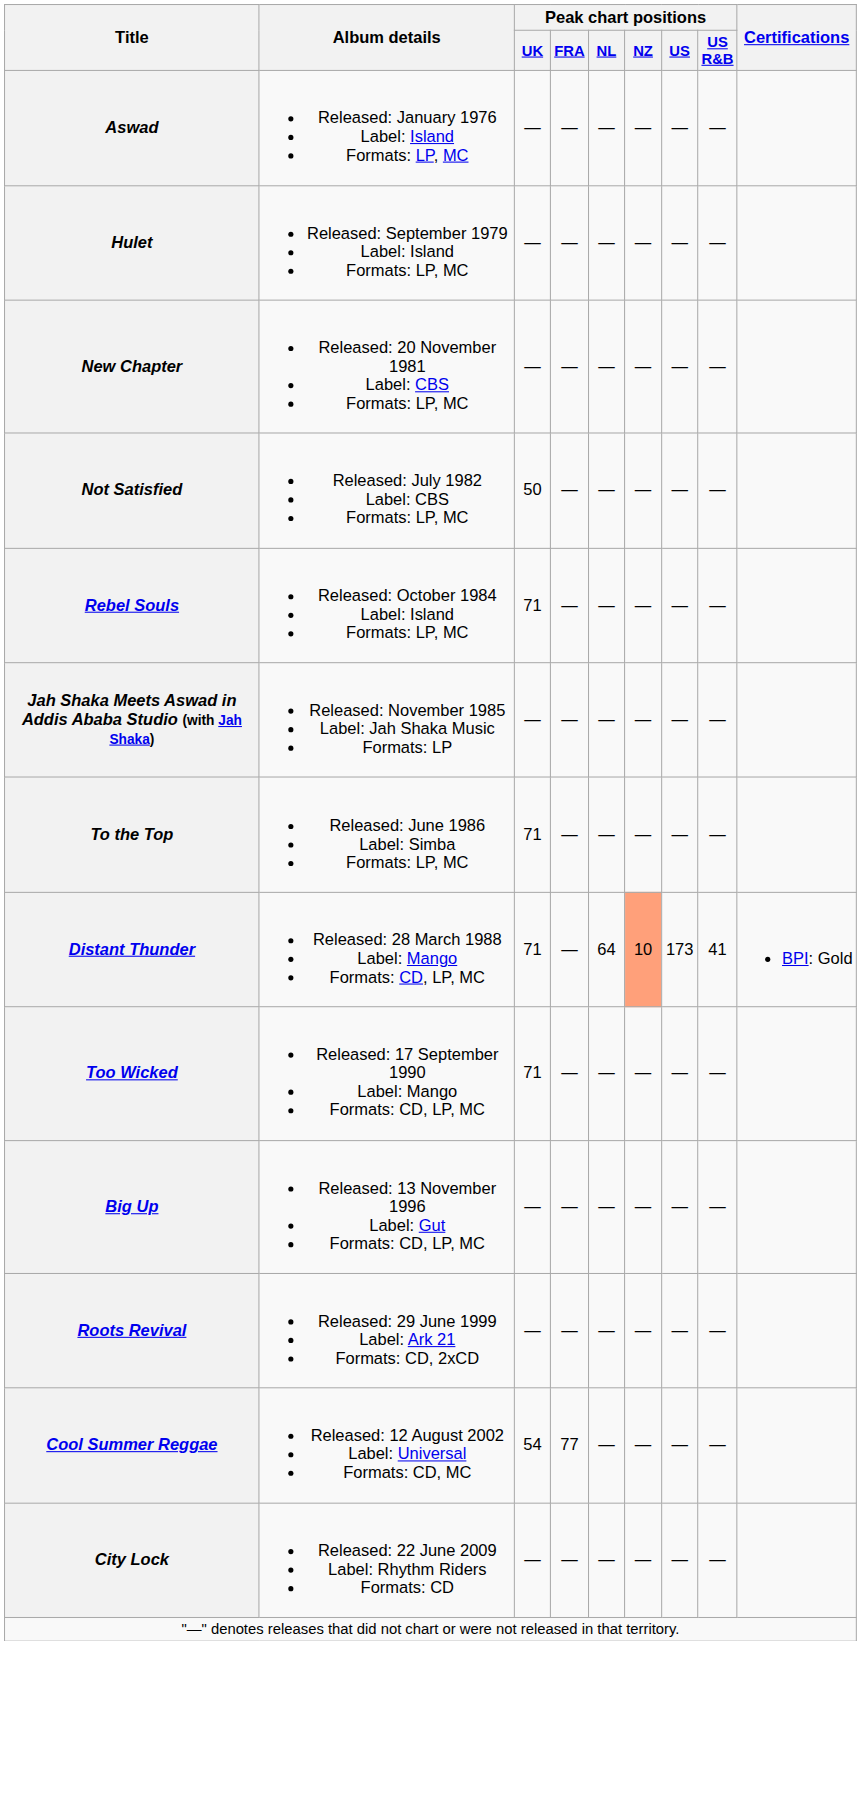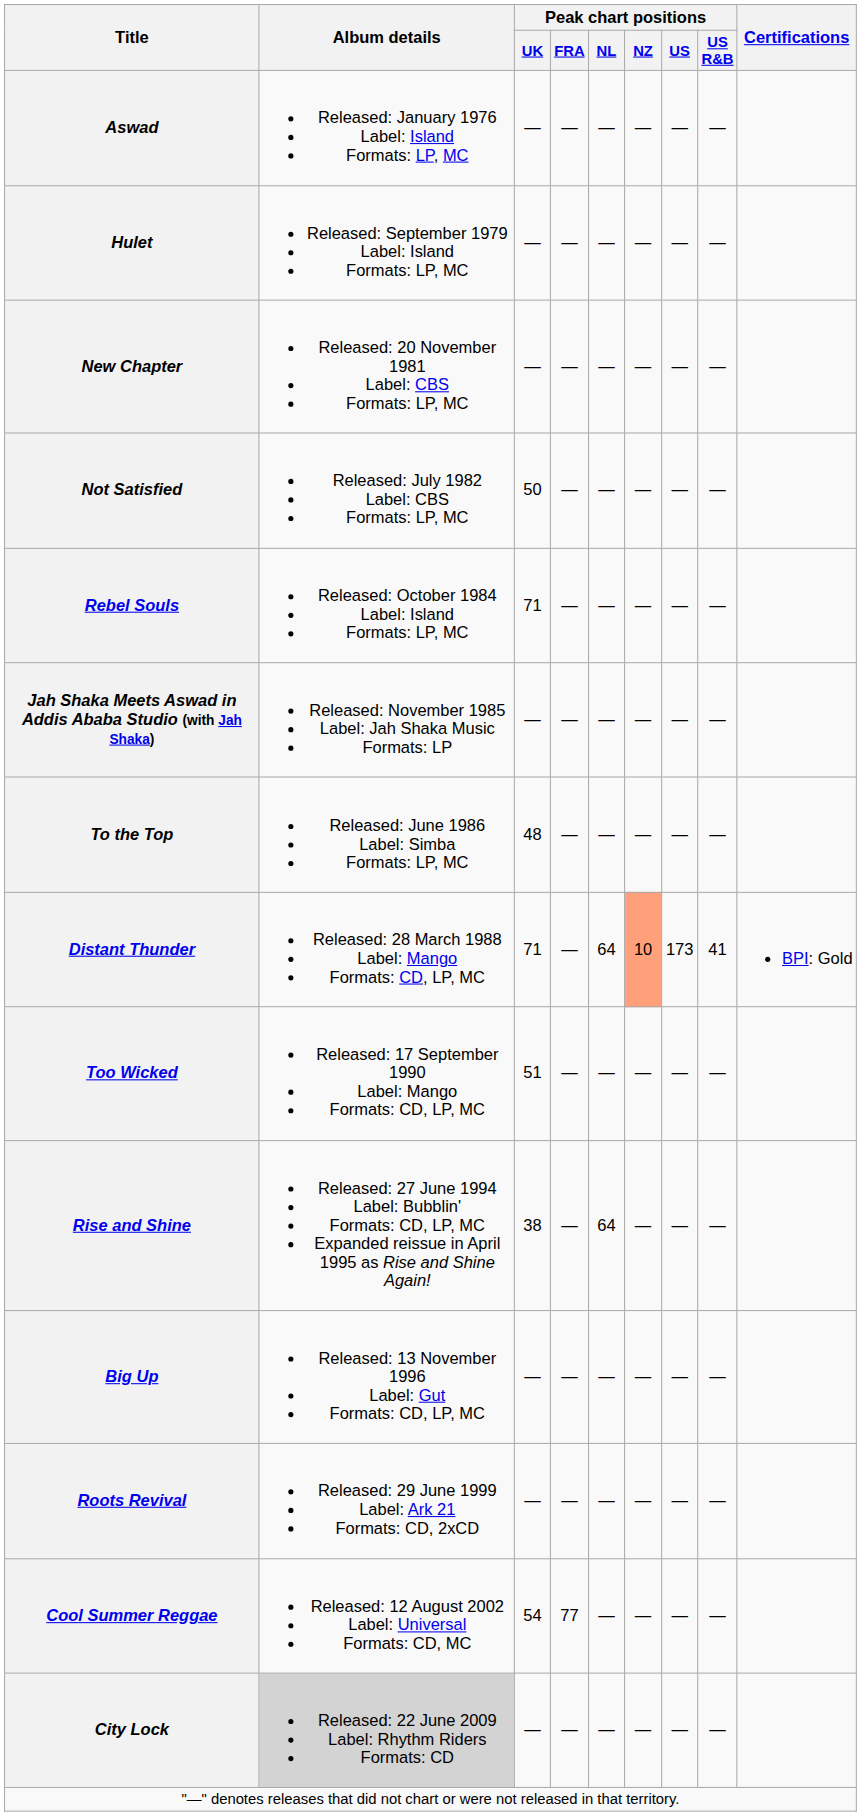(532, 834) 71 -> (532, 834) 48
(532, 1073) 71 -> (532, 1073) 51
+ row: (132, 1225)
(387, 1569) no background -> (387, 1740) lightgrey background
